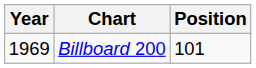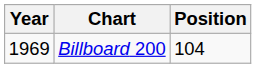(189, 48) 101 -> (189, 48) 104
